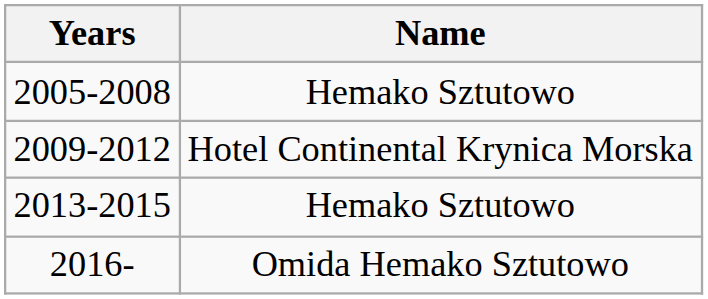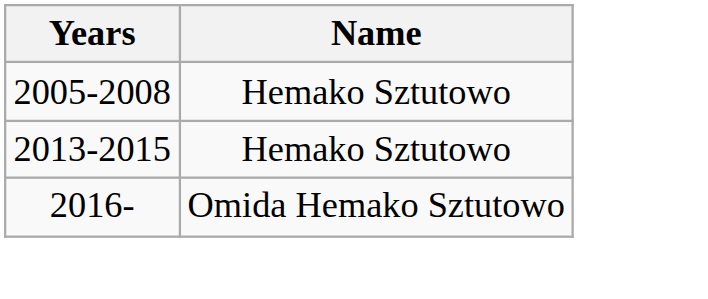- row: (92, 148)
